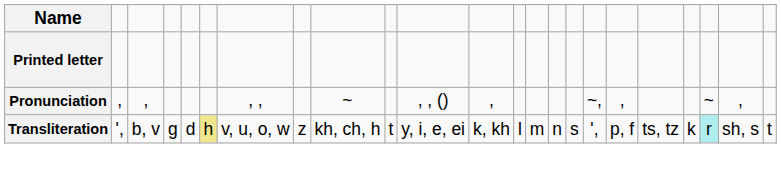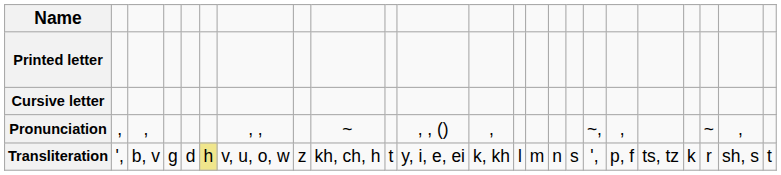+ row: (58, 101)
(709, 128) paleturquoise background -> (709, 156) no background
